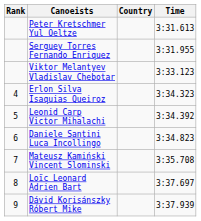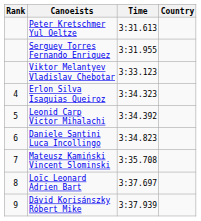columns swapped: (135, 11) <-> (175, 11)
